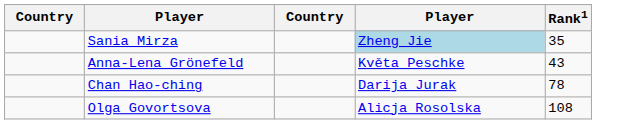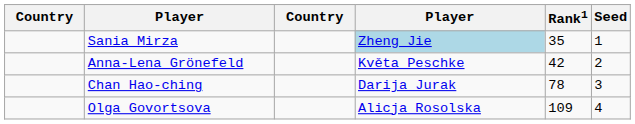+ column: (611, 17)
(556, 64) 43 -> (556, 64) 42
(561, 108) 108 -> (561, 108) 109
